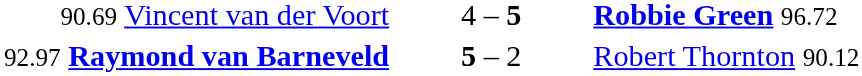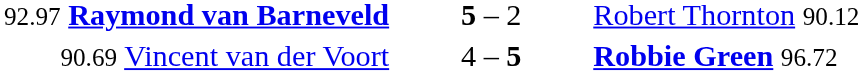rows swapped: (225, 14) <-> (197, 56)
